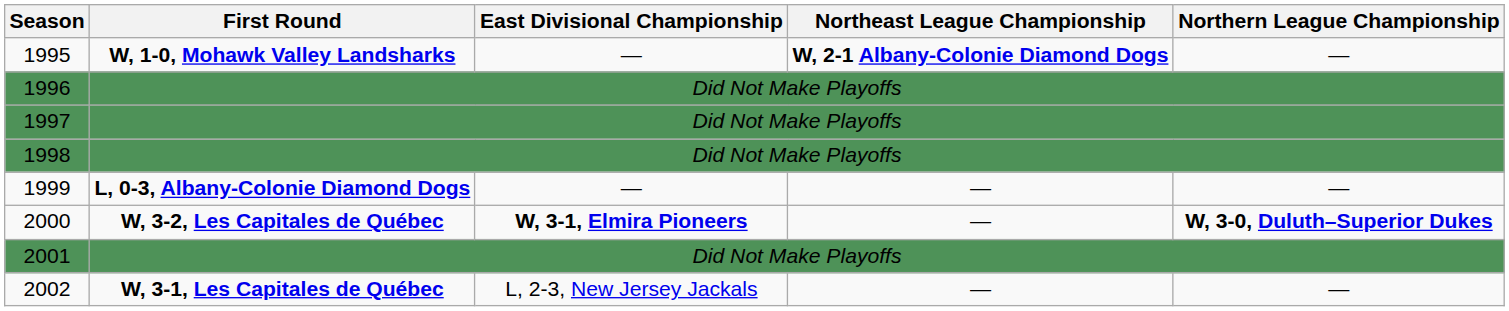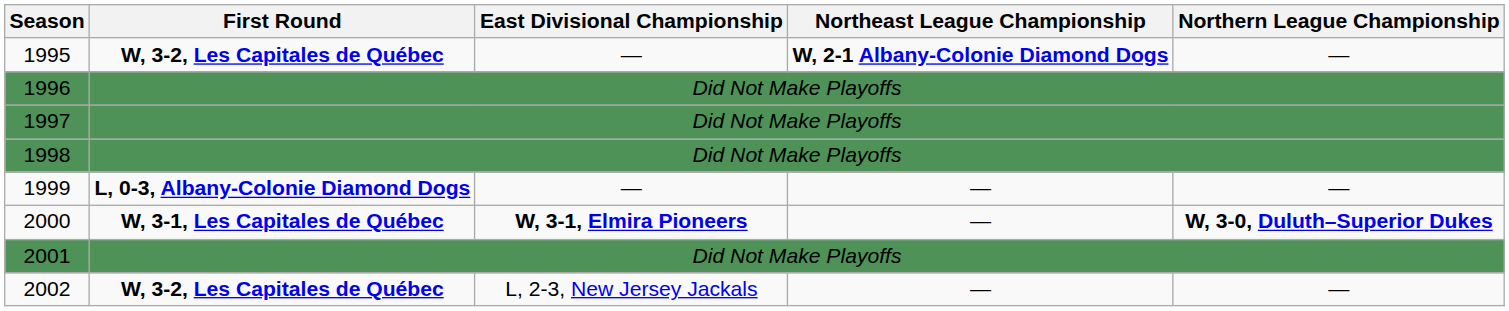(282, 54) W, 1-0, Mohawk Valley Landsharks -> (282, 54) W, 3-2, Les Capitales de Québec
(282, 222) W, 3-2, Les Capitales de Québec -> (282, 222) W, 3-1, Les Capitales de Québec
(282, 289) W, 3-1, Les Capitales de Québec -> (282, 289) W, 3-2, Les Capitales de Québec
